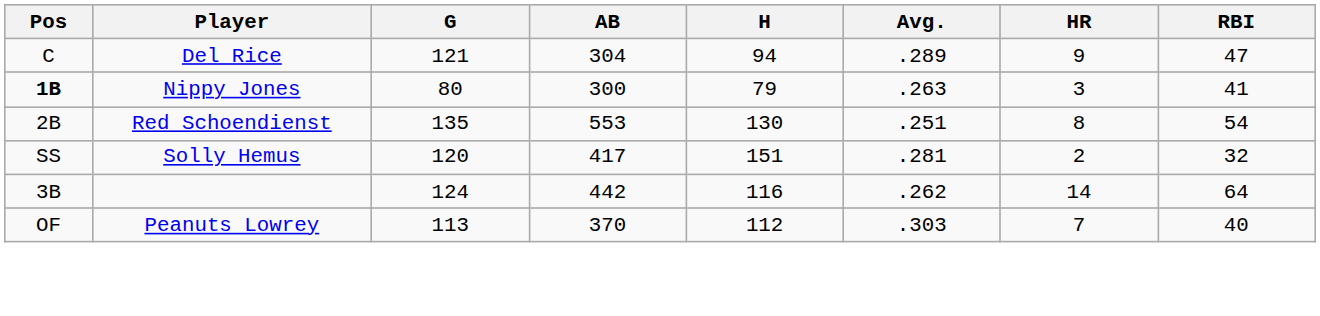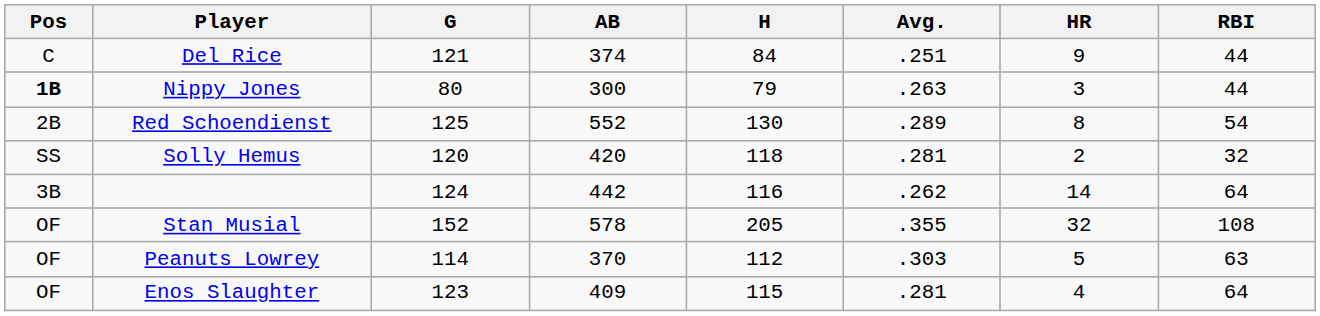(607, 56) 304 -> (607, 56) 374
(765, 56) 94 -> (765, 56) 84
(922, 56) .289 -> (922, 56) .251
(1236, 56) 47 -> (1236, 56) 44
(1236, 90) 41 -> (1236, 90) 44
(450, 123) 135 -> (450, 123) 125
(607, 123) 553 -> (607, 123) 552
(922, 123) .251 -> (922, 123) .289
(607, 157) 417 -> (607, 157) 420
(765, 157) 151 -> (765, 157) 118
+ row: (232, 225)
(450, 225) 113 -> (450, 259) 114
(1079, 225) 7 -> (1079, 259) 5
(1236, 225) 40 -> (1236, 259) 63
+ row: (232, 293)
